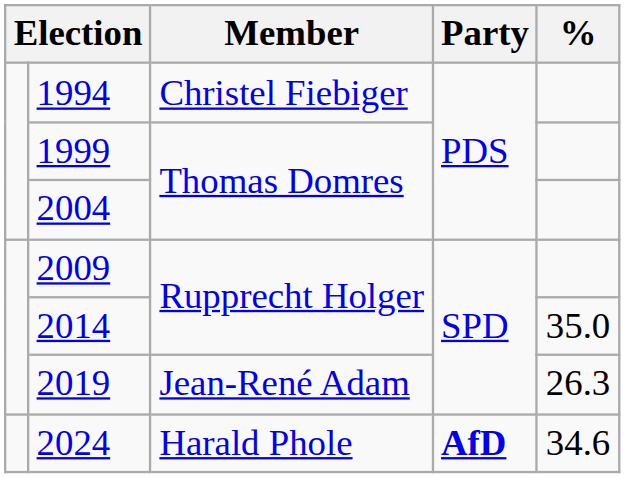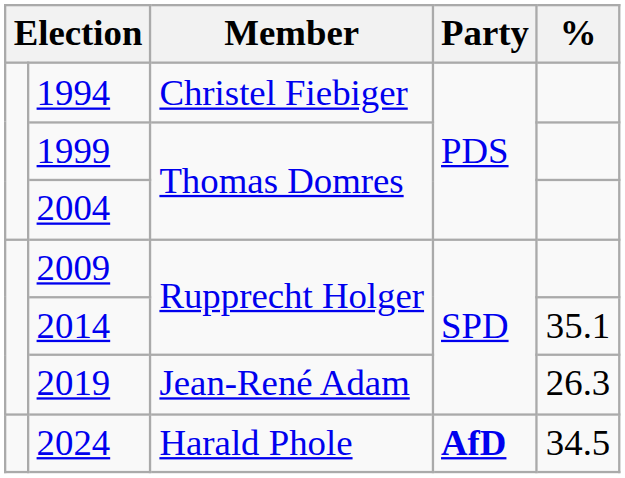(578, 325) 35.0 -> (578, 325) 35.1
(578, 442) 34.6 -> (578, 442) 34.5
